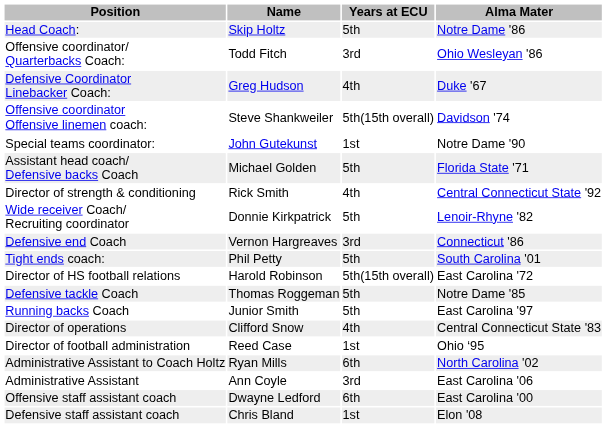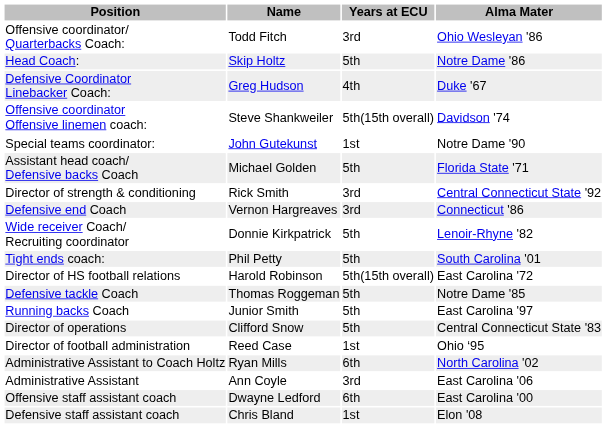rows swapped: (42, 29) <-> (67, 54)
(351, 192) 4th -> (352, 192) 3rd
rows swapped: (66, 241) <-> (67, 217)
(351, 328) 4th -> (351, 328) 5th
